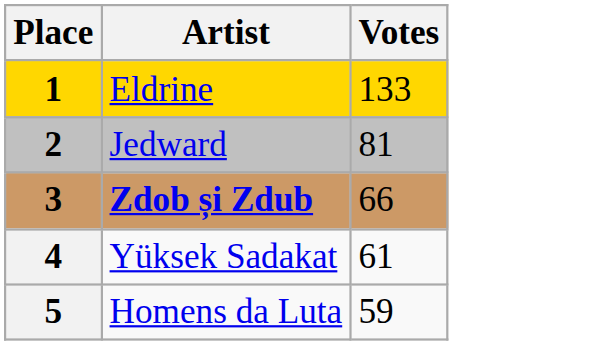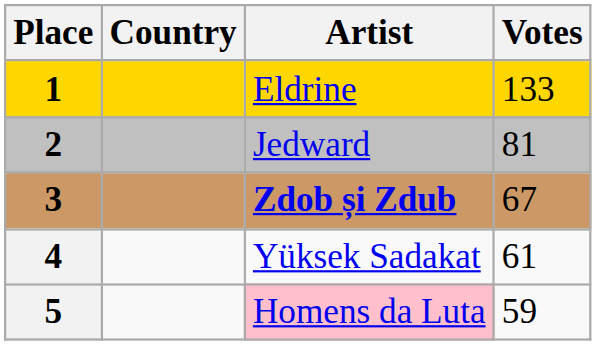+ column: (173, 32)
(376, 199) 66 -> (519, 199) 67
(226, 311) no background -> (369, 311) pink background
